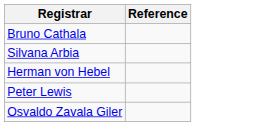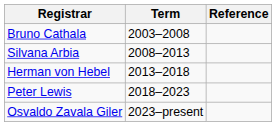+ column: (166, 14)
